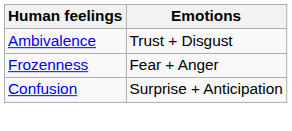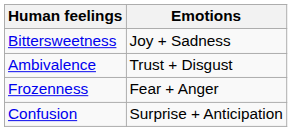+ row: (62, 41)
